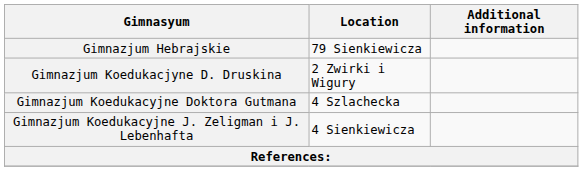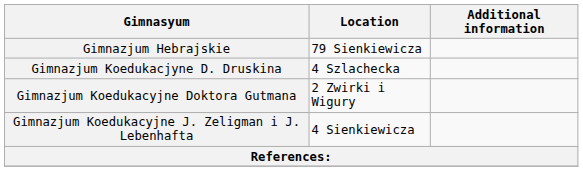(348, 75) 2 Zwirki i Wigury -> (356, 68) 4 Szlachecka
(356, 102) 4 Szlachecka -> (348, 95) 2 Zwirki i Wigury
